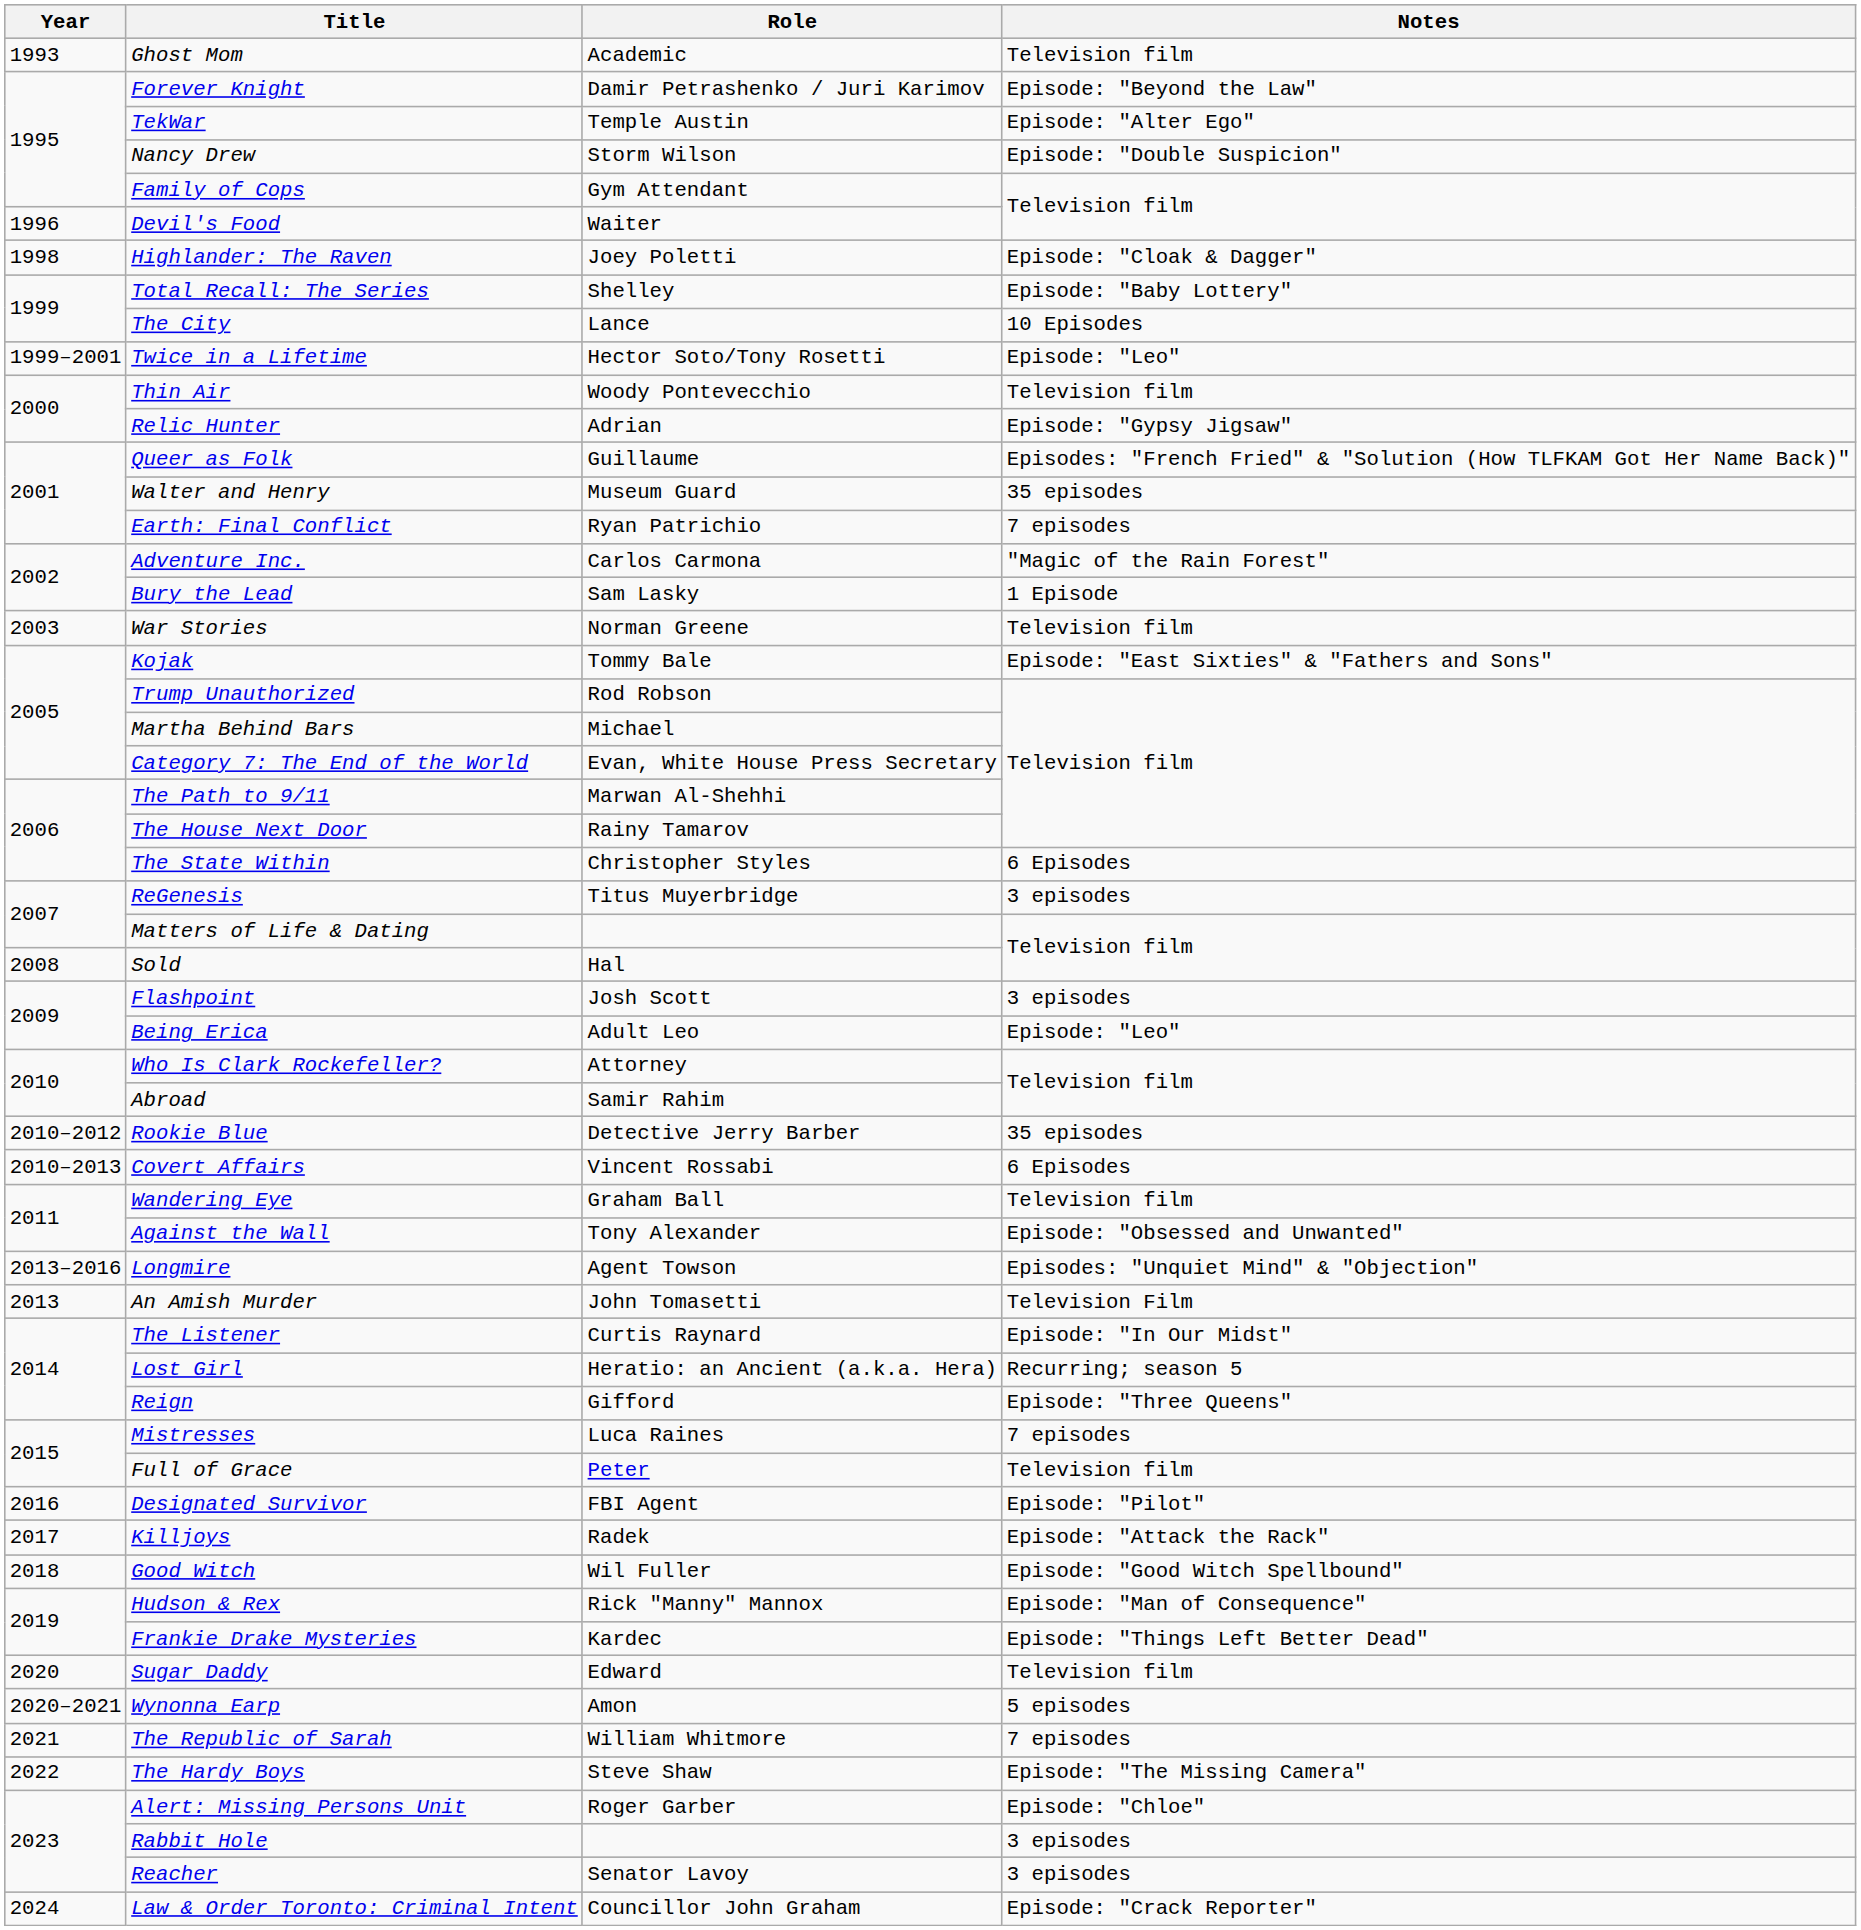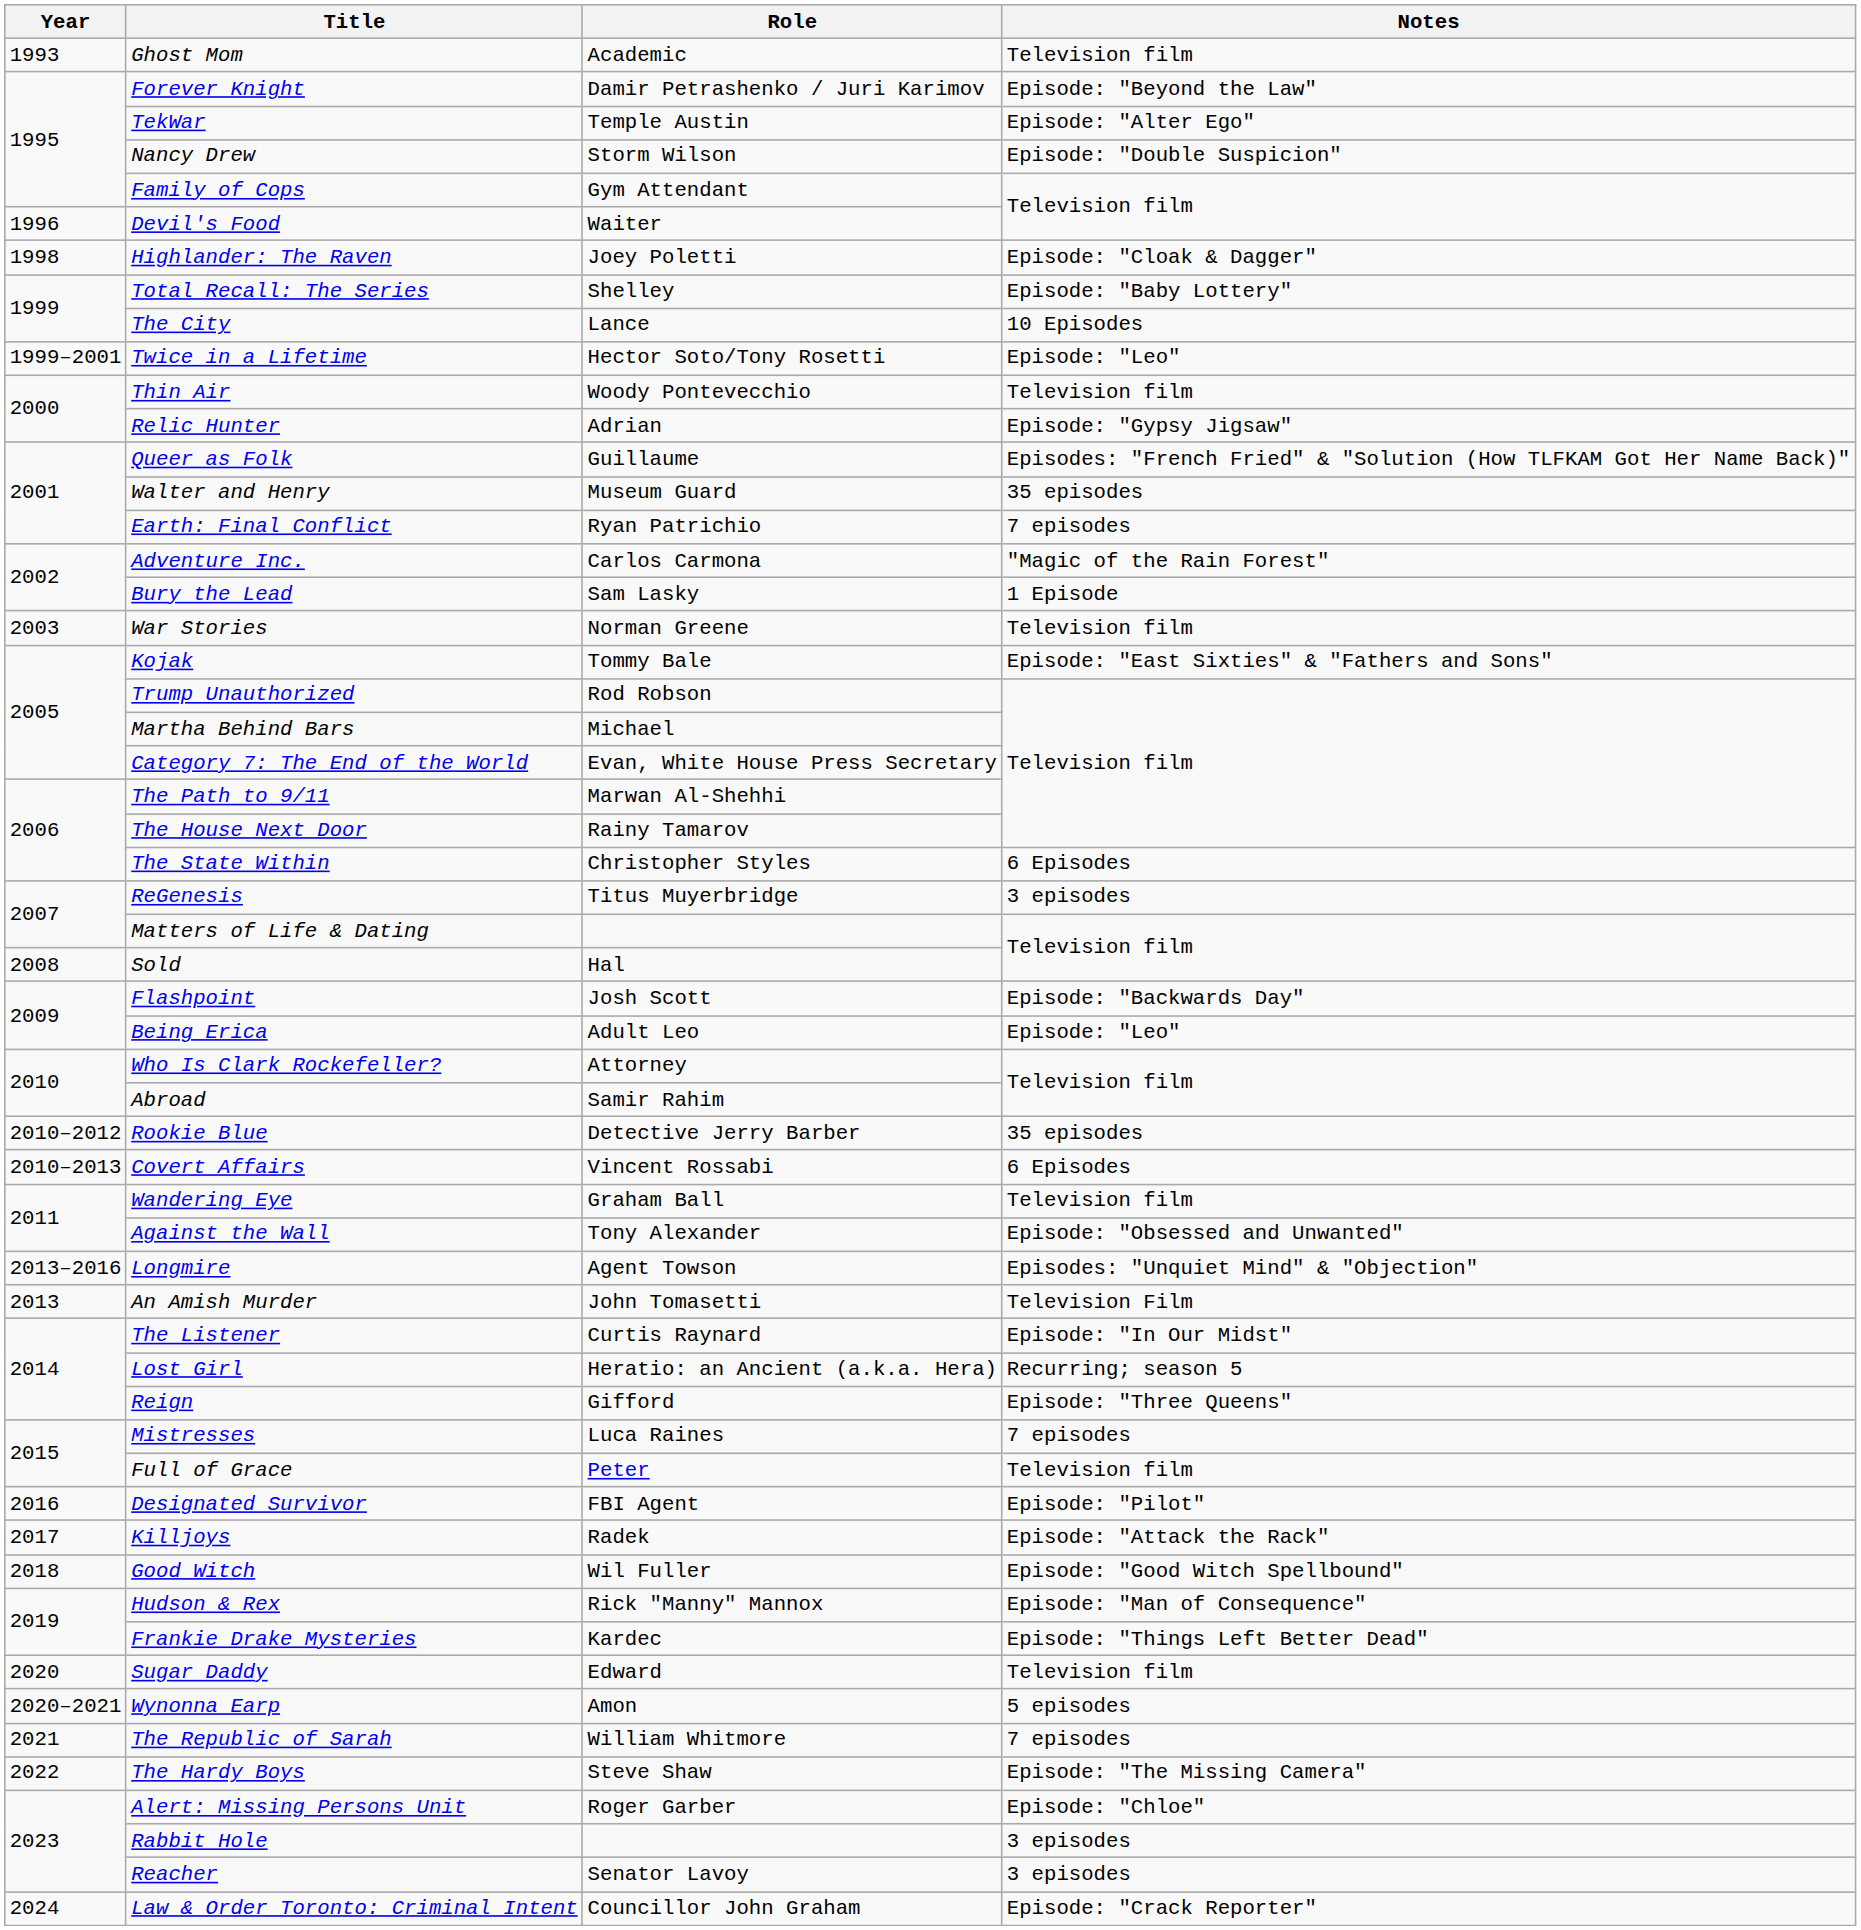(1069, 999) 3 episodes -> (1156, 999) Episode: "Backwards Day"
